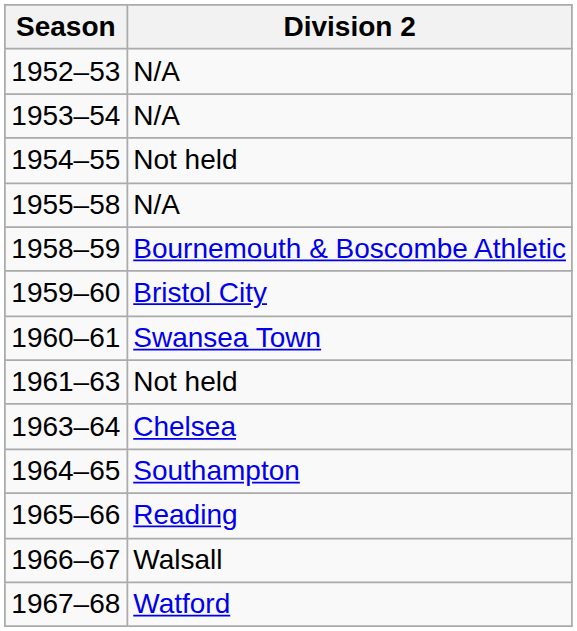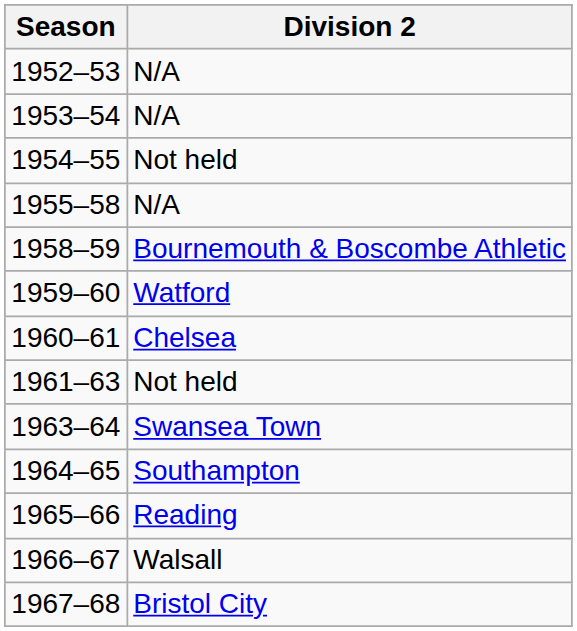(200, 293) Bristol City -> (182, 293) Watford
(227, 337) Swansea Town -> (185, 337) Chelsea
(185, 426) Chelsea -> (227, 426) Swansea Town
(182, 603) Watford -> (200, 603) Bristol City
